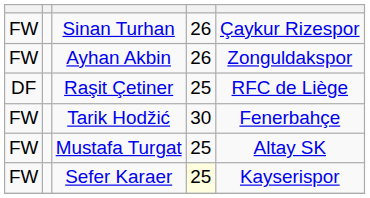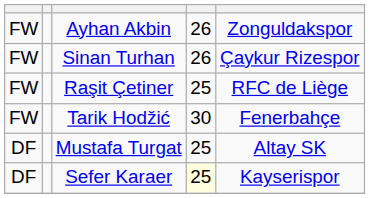rows swapped: (119, 58) <-> (119, 28)
(24, 88) DF -> (24, 88) FW
(24, 147) FW -> (24, 147) DF
(24, 177) FW -> (24, 177) DF
